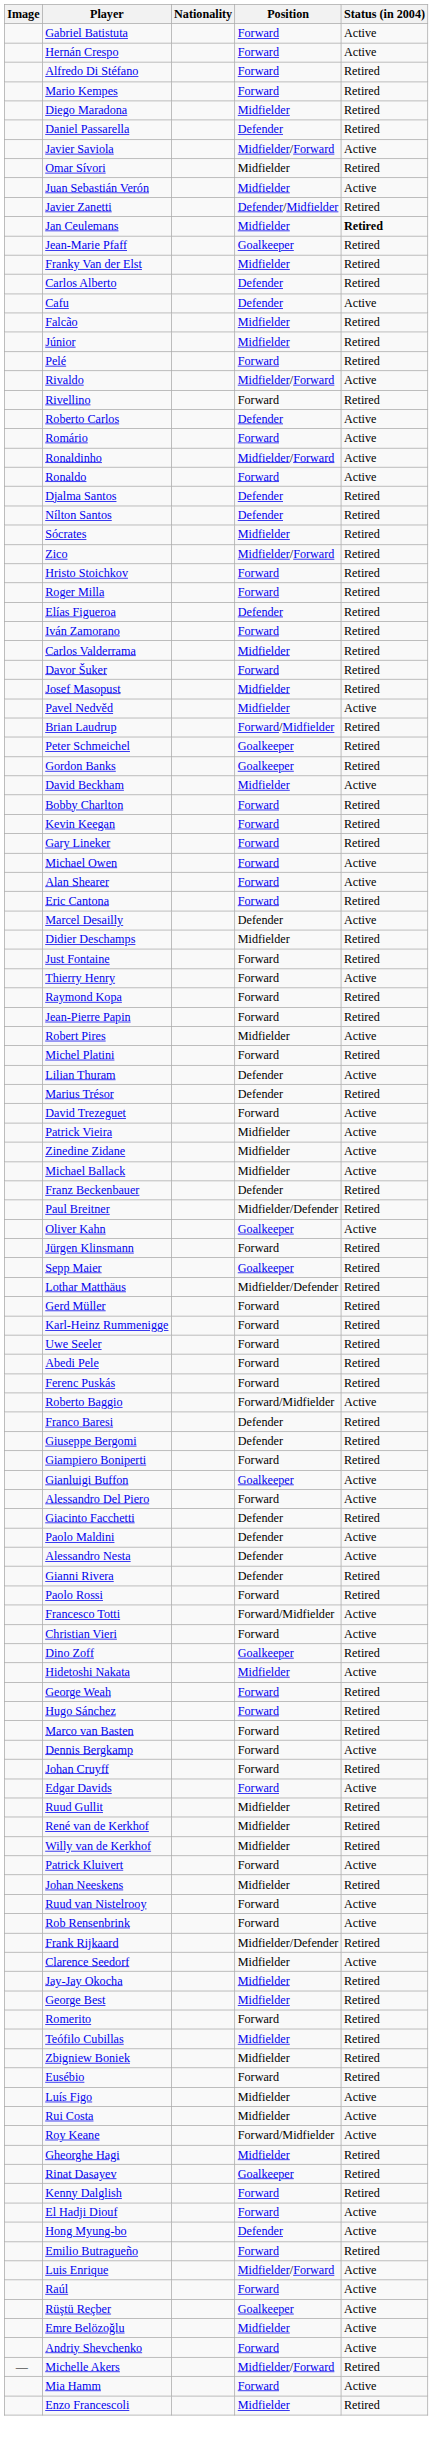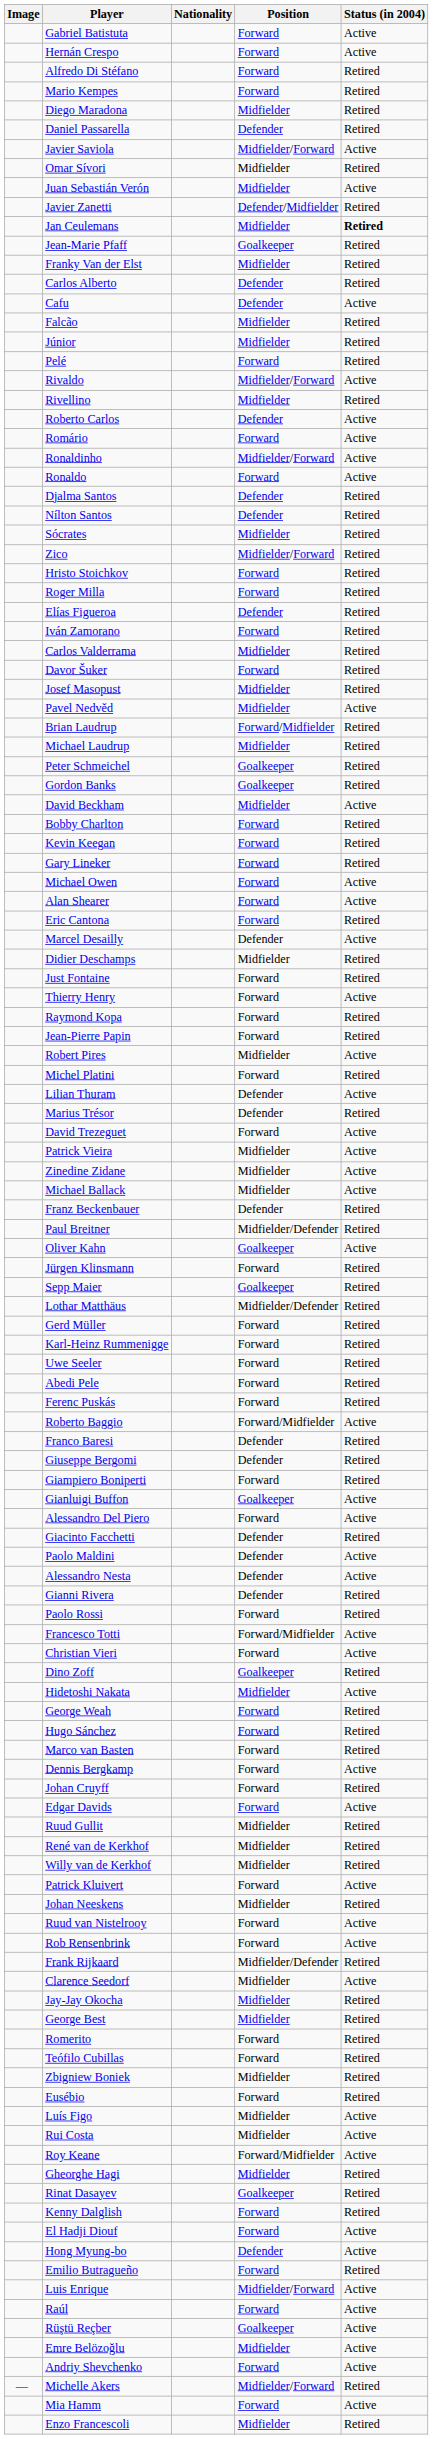(258, 399) Forward -> (264, 399) Midfielder
+ row: (87, 746)
(264, 2039) Midfielder -> (258, 2058) Forward
